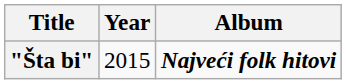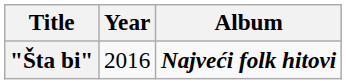(127, 59) 2015 -> (127, 59) 2016
